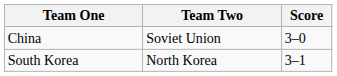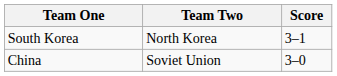rows swapped: (43, 60) <-> (25, 37)
